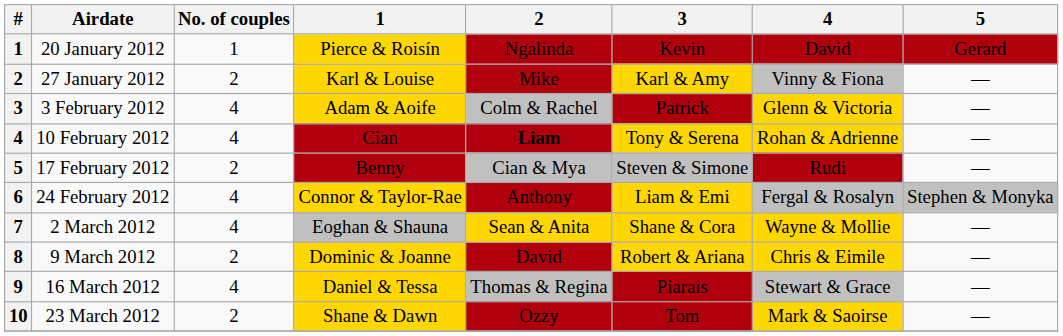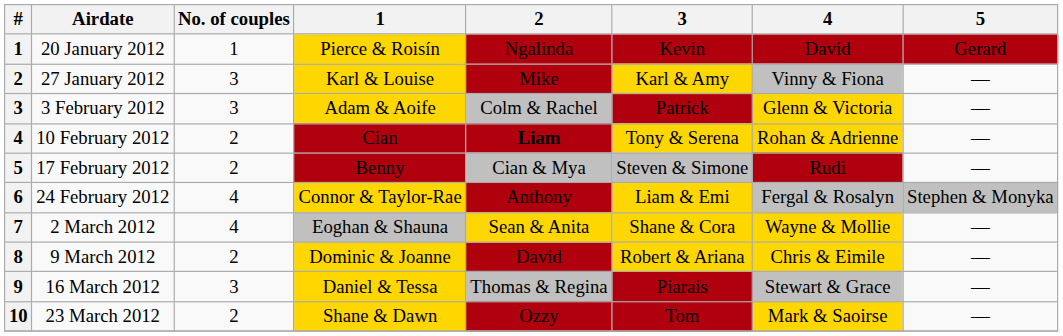(234, 78) 2 -> (234, 78) 3
(234, 108) 4 -> (234, 108) 3
(234, 138) 4 -> (234, 138) 2
(234, 286) 4 -> (234, 286) 3
